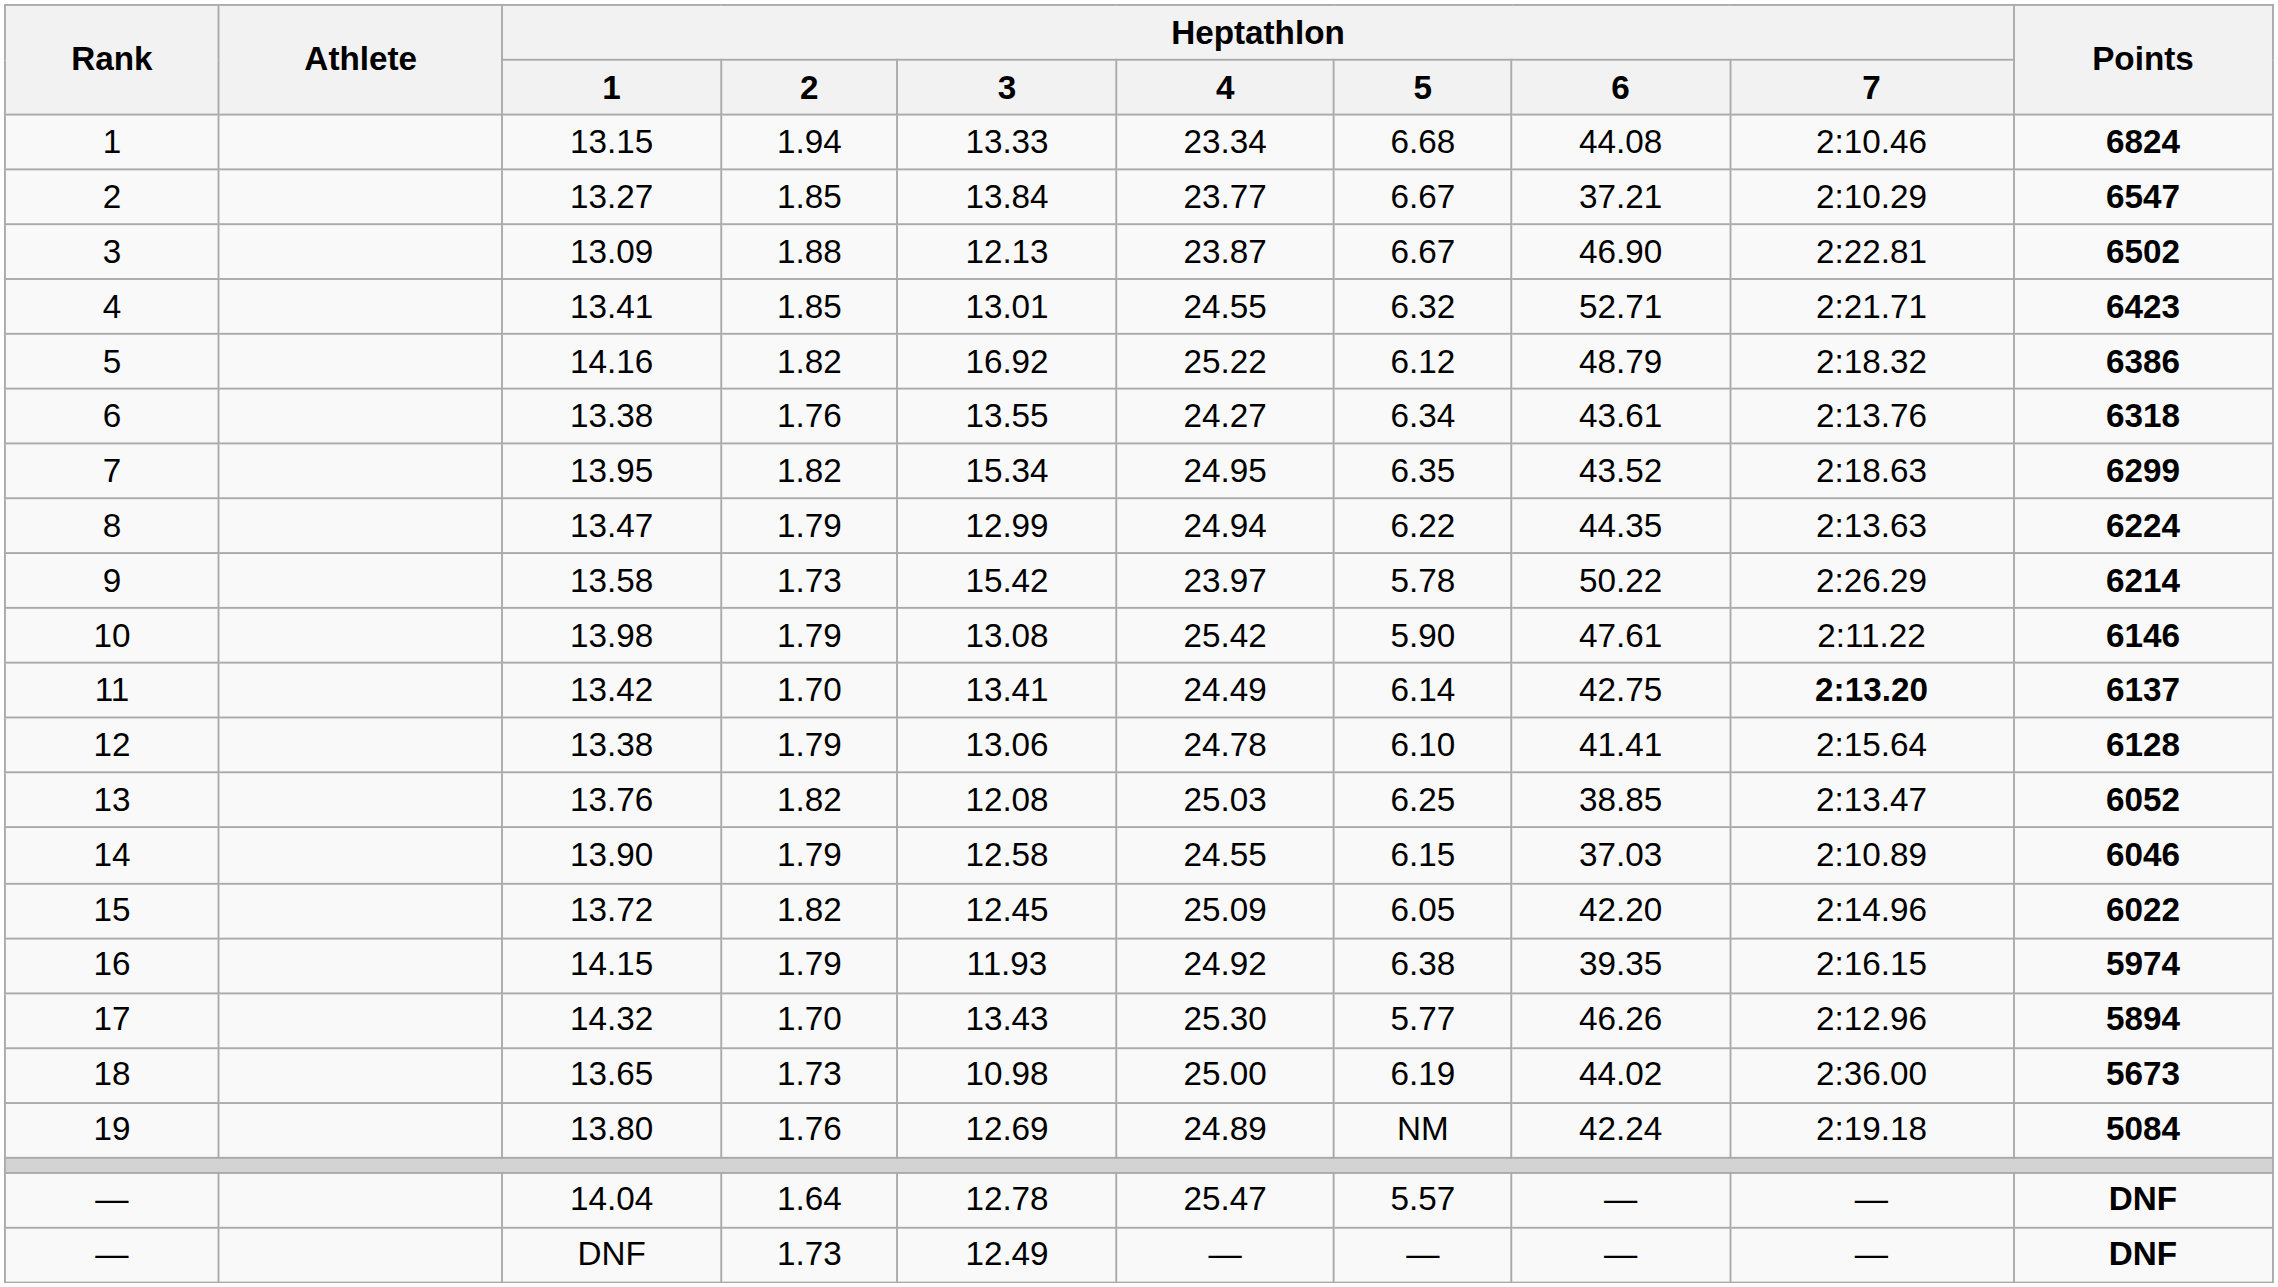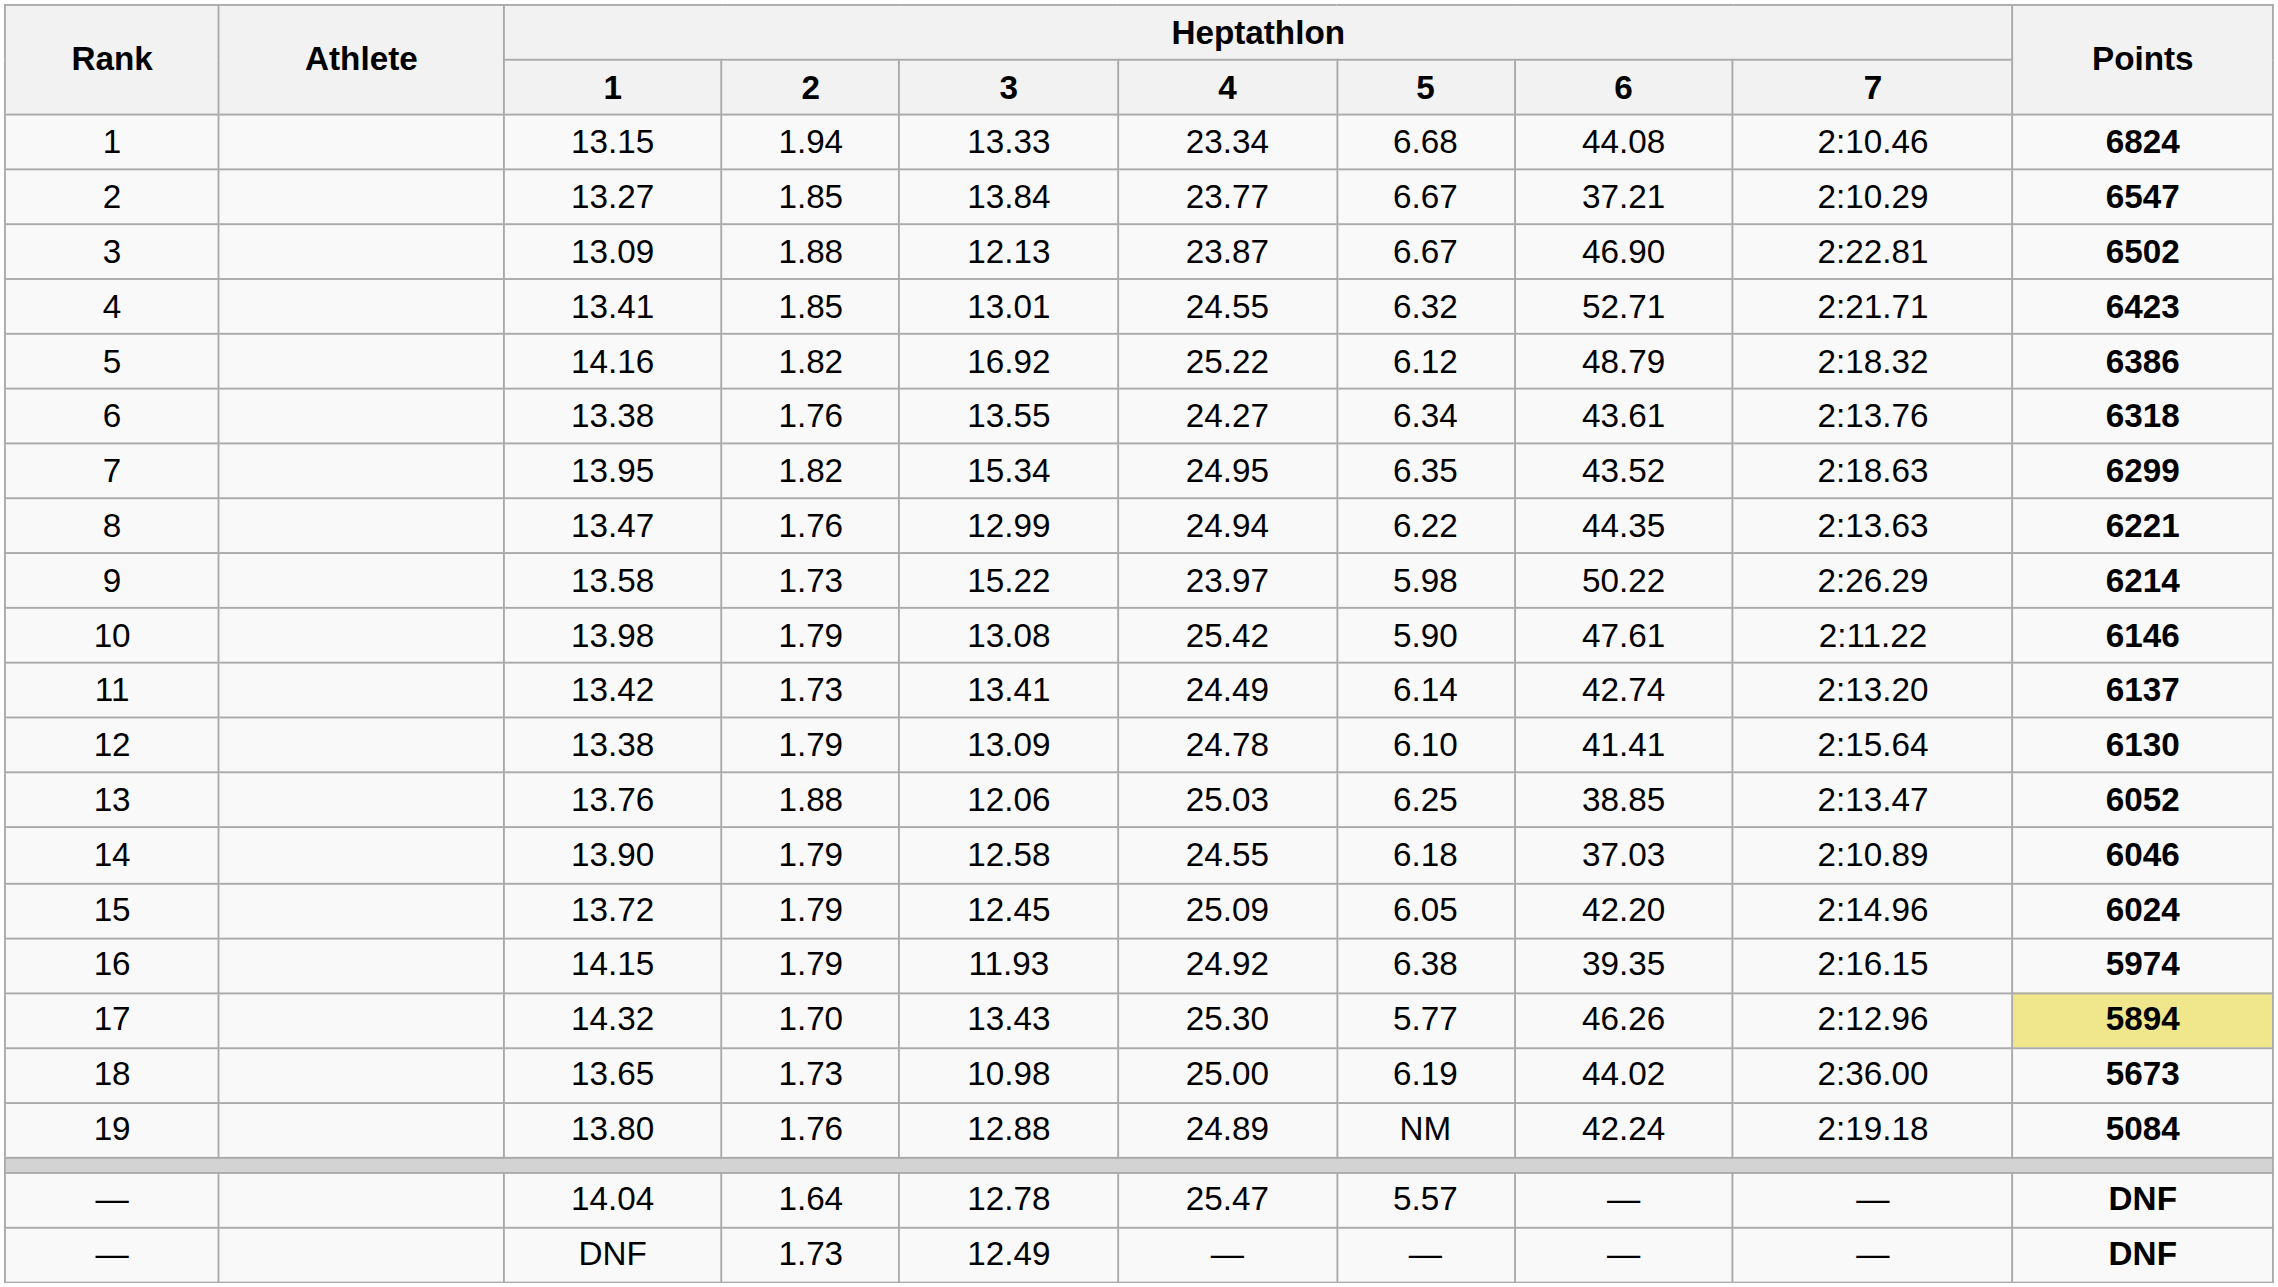(809, 525) 1.79 -> (811, 525) 1.76
(2143, 525) 6224 -> (2143, 525) 6221
(1007, 580) 15.42 -> (1009, 580) 15.22
(1423, 580) 5.78 -> (1425, 580) 5.98
(809, 689) 1.70 -> (811, 689) 1.73
(1621, 689) 42.75 -> (1624, 689) 42.74
(1871, 689) bold -> (1873, 689) normal
(1007, 744) 13.06 -> (1009, 744) 13.09
(2143, 744) 6128 -> (2143, 744) 6130
(809, 799) 1.82 -> (811, 799) 1.88
(1007, 799) 12.08 -> (1009, 799) 12.06
(1423, 854) 6.15 -> (1425, 854) 6.18
(809, 909) 1.82 -> (811, 909) 1.79
(2143, 909) 6022 -> (2143, 909) 6024
(2143, 1019) no background -> (2143, 1019) khaki background
(1007, 1128) 12.69 -> (1009, 1128) 12.88
